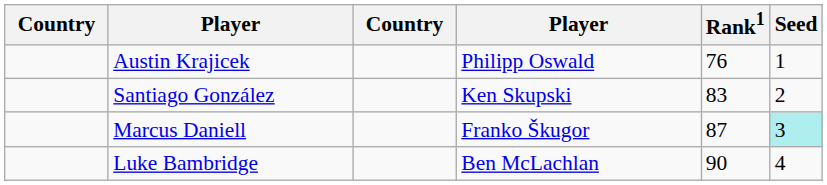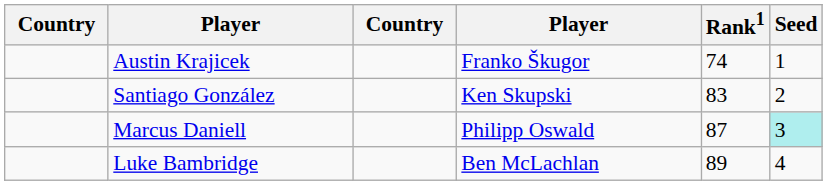(528, 61) Philipp Oswald -> (525, 61) Franko Škugor
(716, 61) 76 -> (716, 61) 74
(525, 129) Franko Škugor -> (528, 129) Philipp Oswald
(716, 163) 90 -> (716, 163) 89
